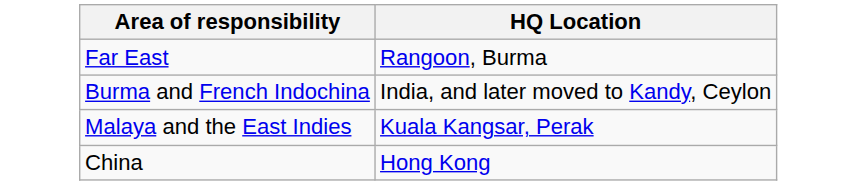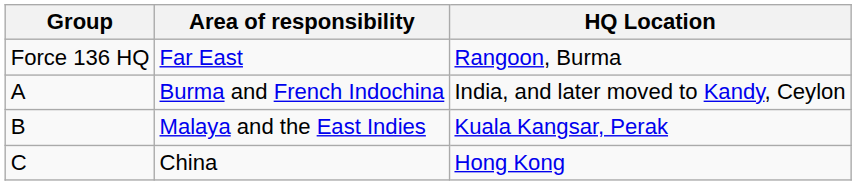+ column: (80, 22)
